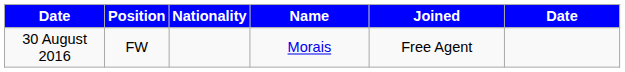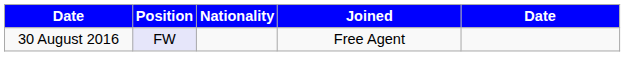- column: (309, 16)
(137, 47) no background -> (164, 39) lavender background
